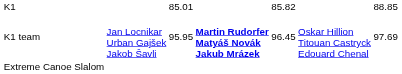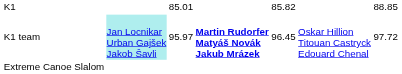(136, 42) no background -> (136, 42) paleturquoise background
(181, 37) 95.95 -> (181, 37) 95.97
(386, 37) 97.69 -> (386, 37) 97.72
